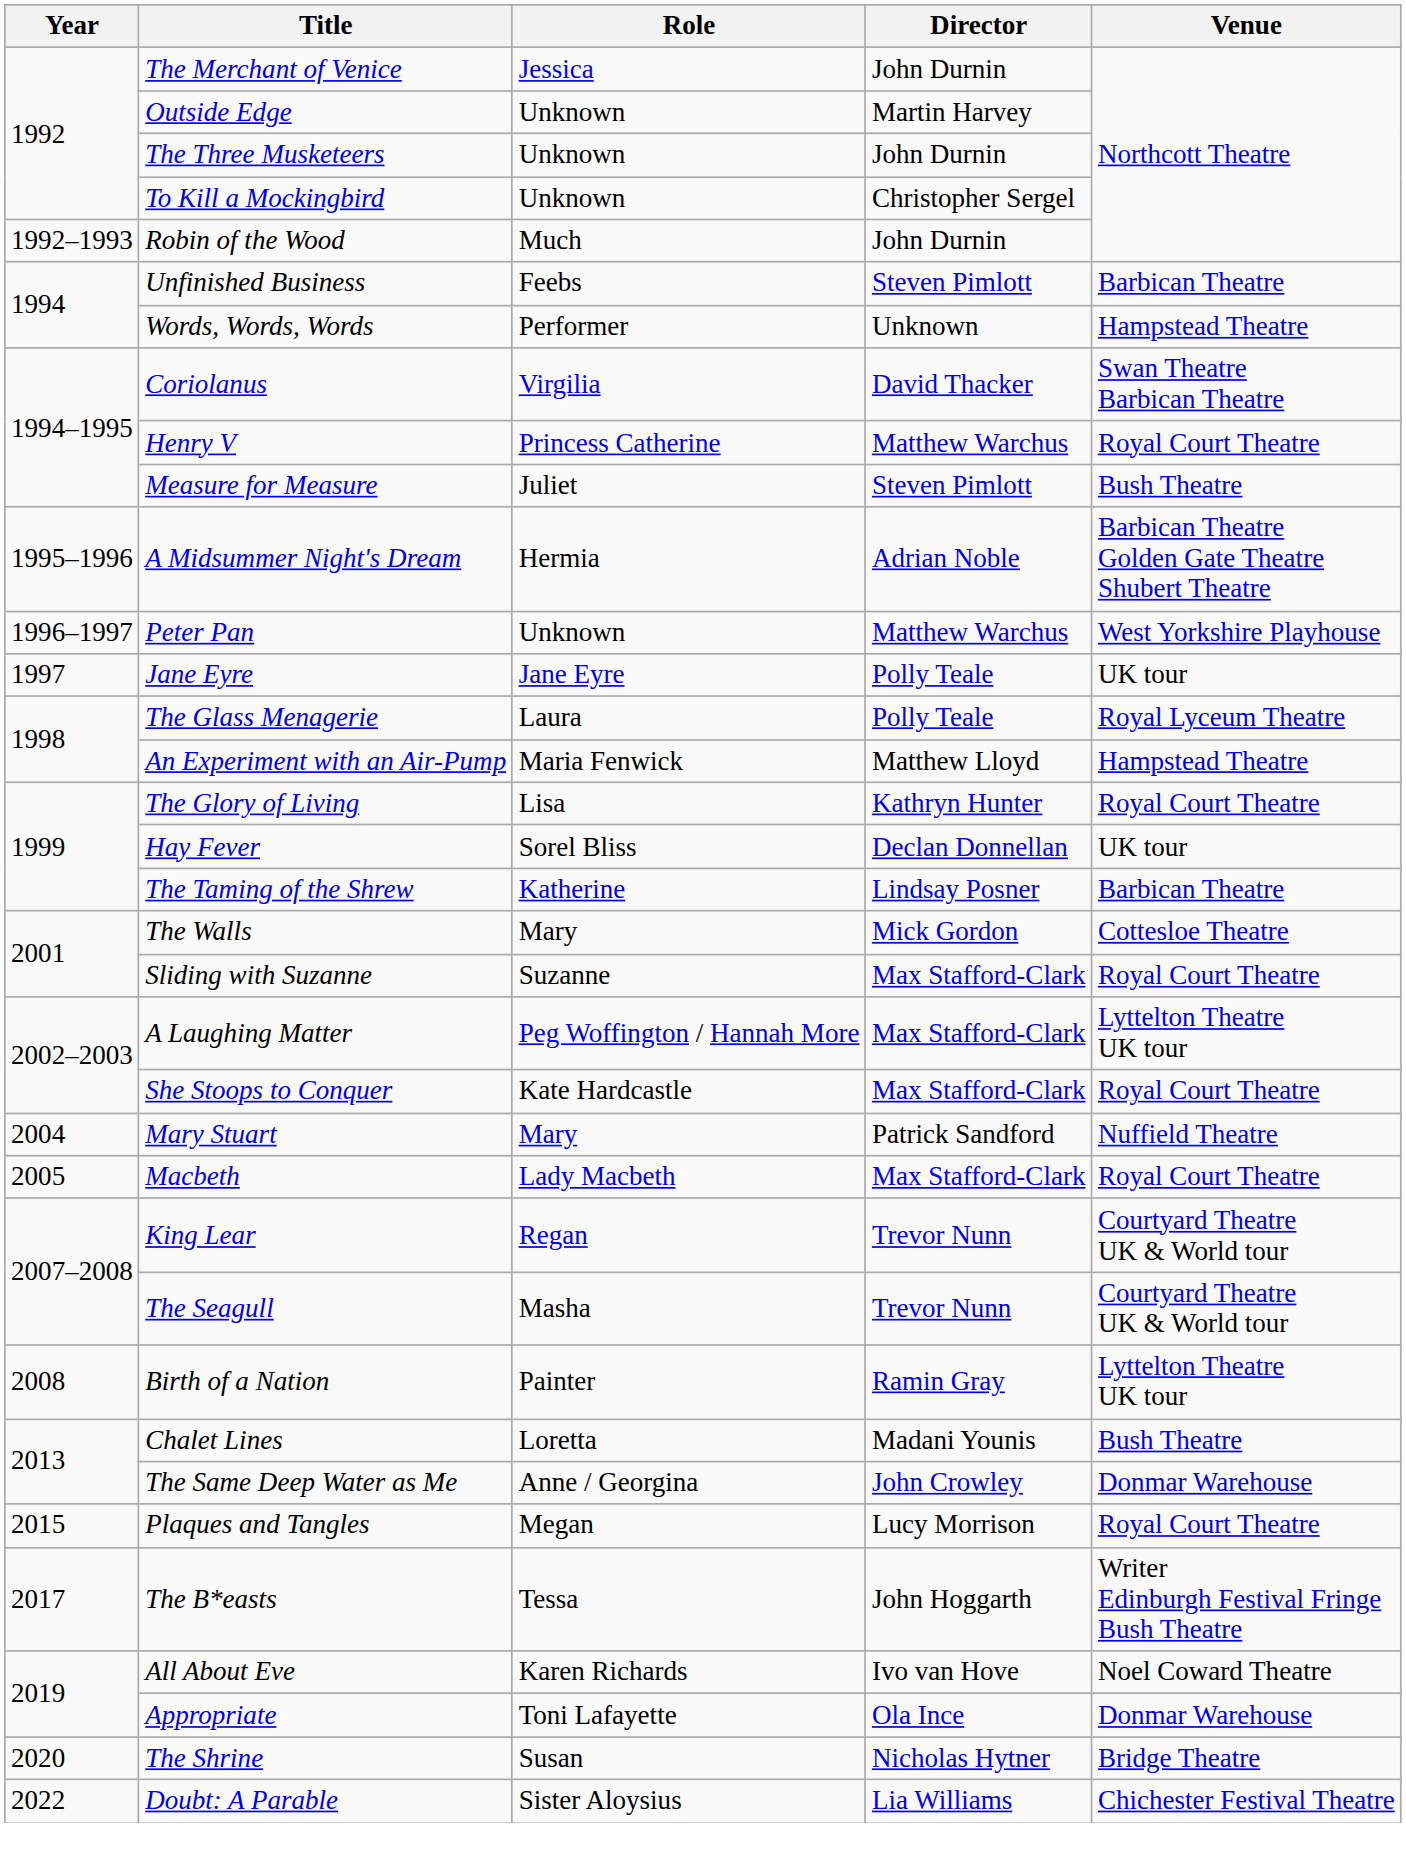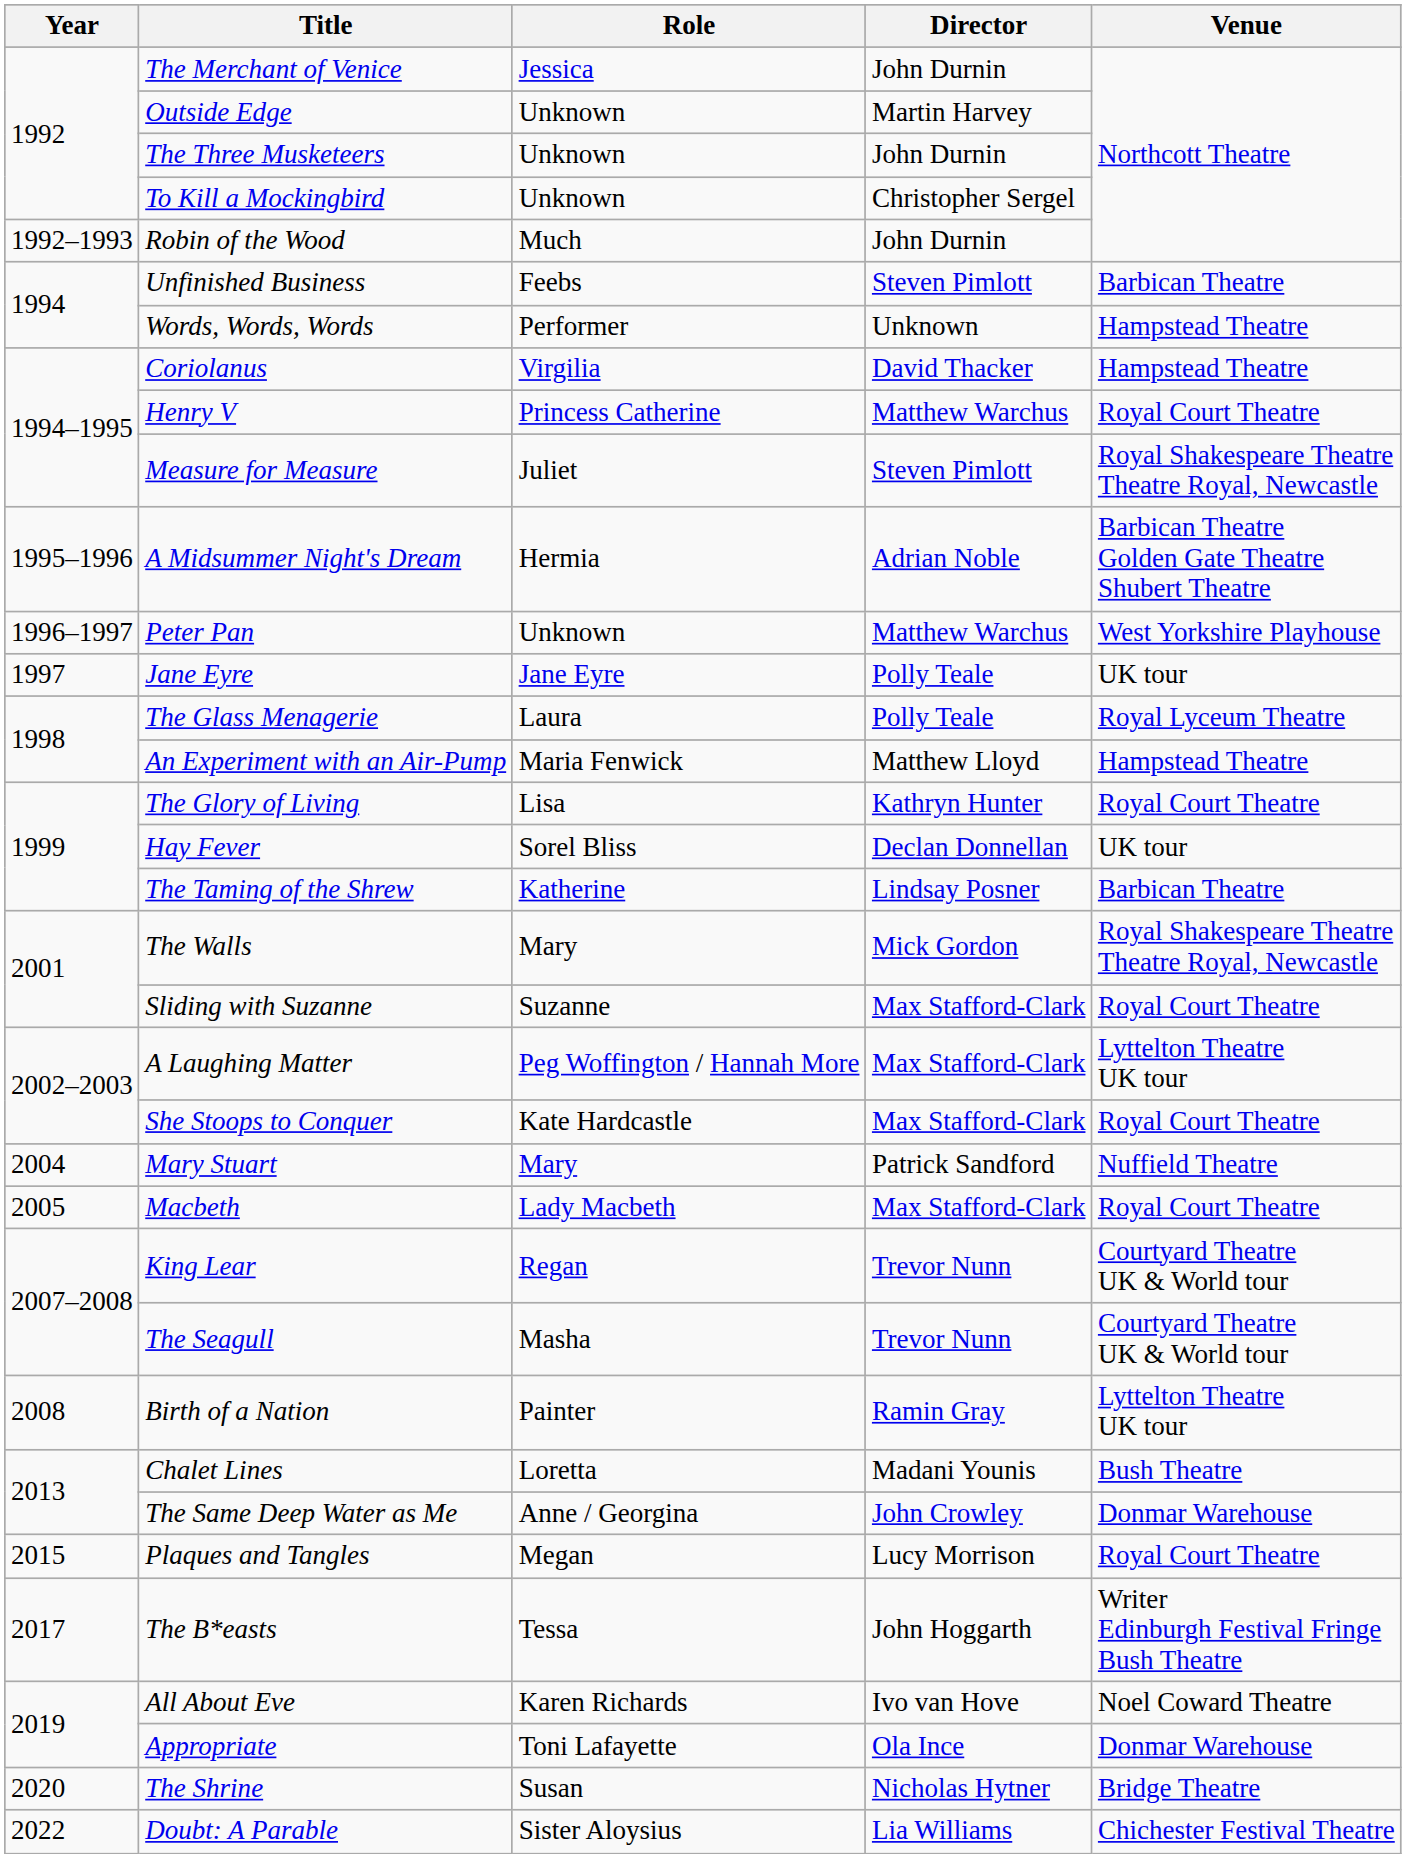(1191, 384) Swan Theatre Barbican Theatre -> (1203, 369) Hampstead Theatre
(1170, 485) Bush Theatre -> (1246, 469) Royal Shakespeare Theatre Theatre Royal, Newcastle
(1193, 931) Cottesloe Theatre -> (1246, 947) Royal Shakespeare Theatre Theatre Royal, Newcastle
